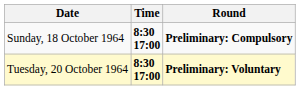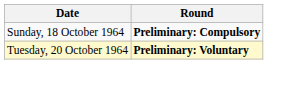- column: (147, 13)
